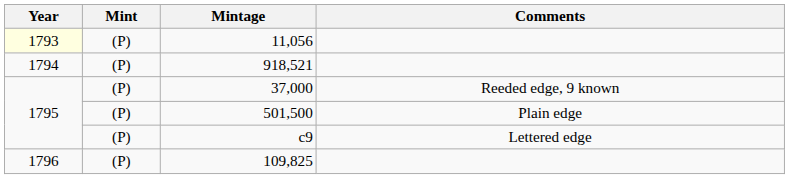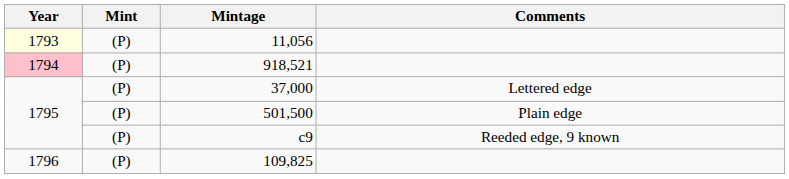(43, 64) no background -> (43, 64) pink background
(550, 88) Reeded edge, 9 known -> (550, 88) Lettered edge
(550, 137) Lettered edge -> (550, 137) Reeded edge, 9 known
